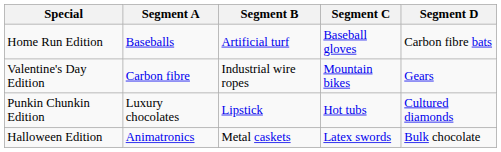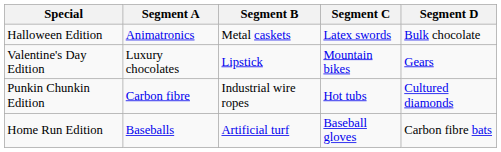rows swapped: (55, 41) <-> (55, 137)
(158, 75) Carbon fibre -> (152, 61) Luxury chocolates
(259, 75) Industrial wire ropes -> (242, 61) Lipstick
(152, 110) Luxury chocolates -> (158, 95) Carbon fibre
(242, 110) Lipstick -> (259, 95) Industrial wire ropes
